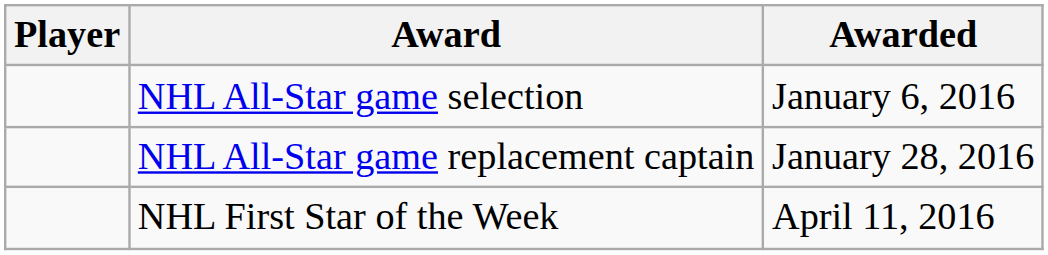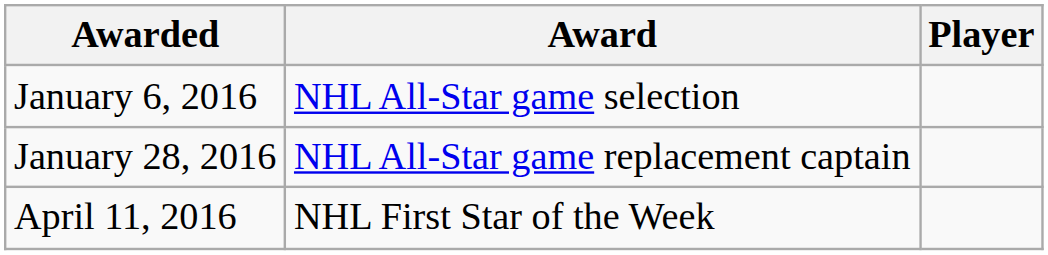columns swapped: (67, 34) <-> (903, 34)
